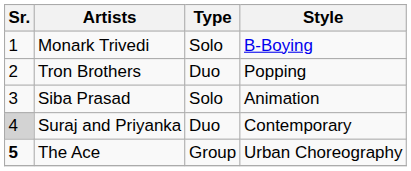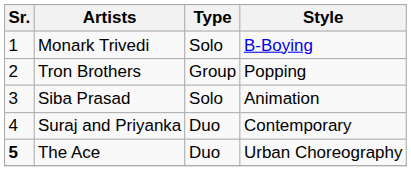(205, 71) Duo -> (213, 71) Group
(13, 125) lightgrey background -> (13, 125) no background
(213, 152) Group -> (205, 152) Duo
